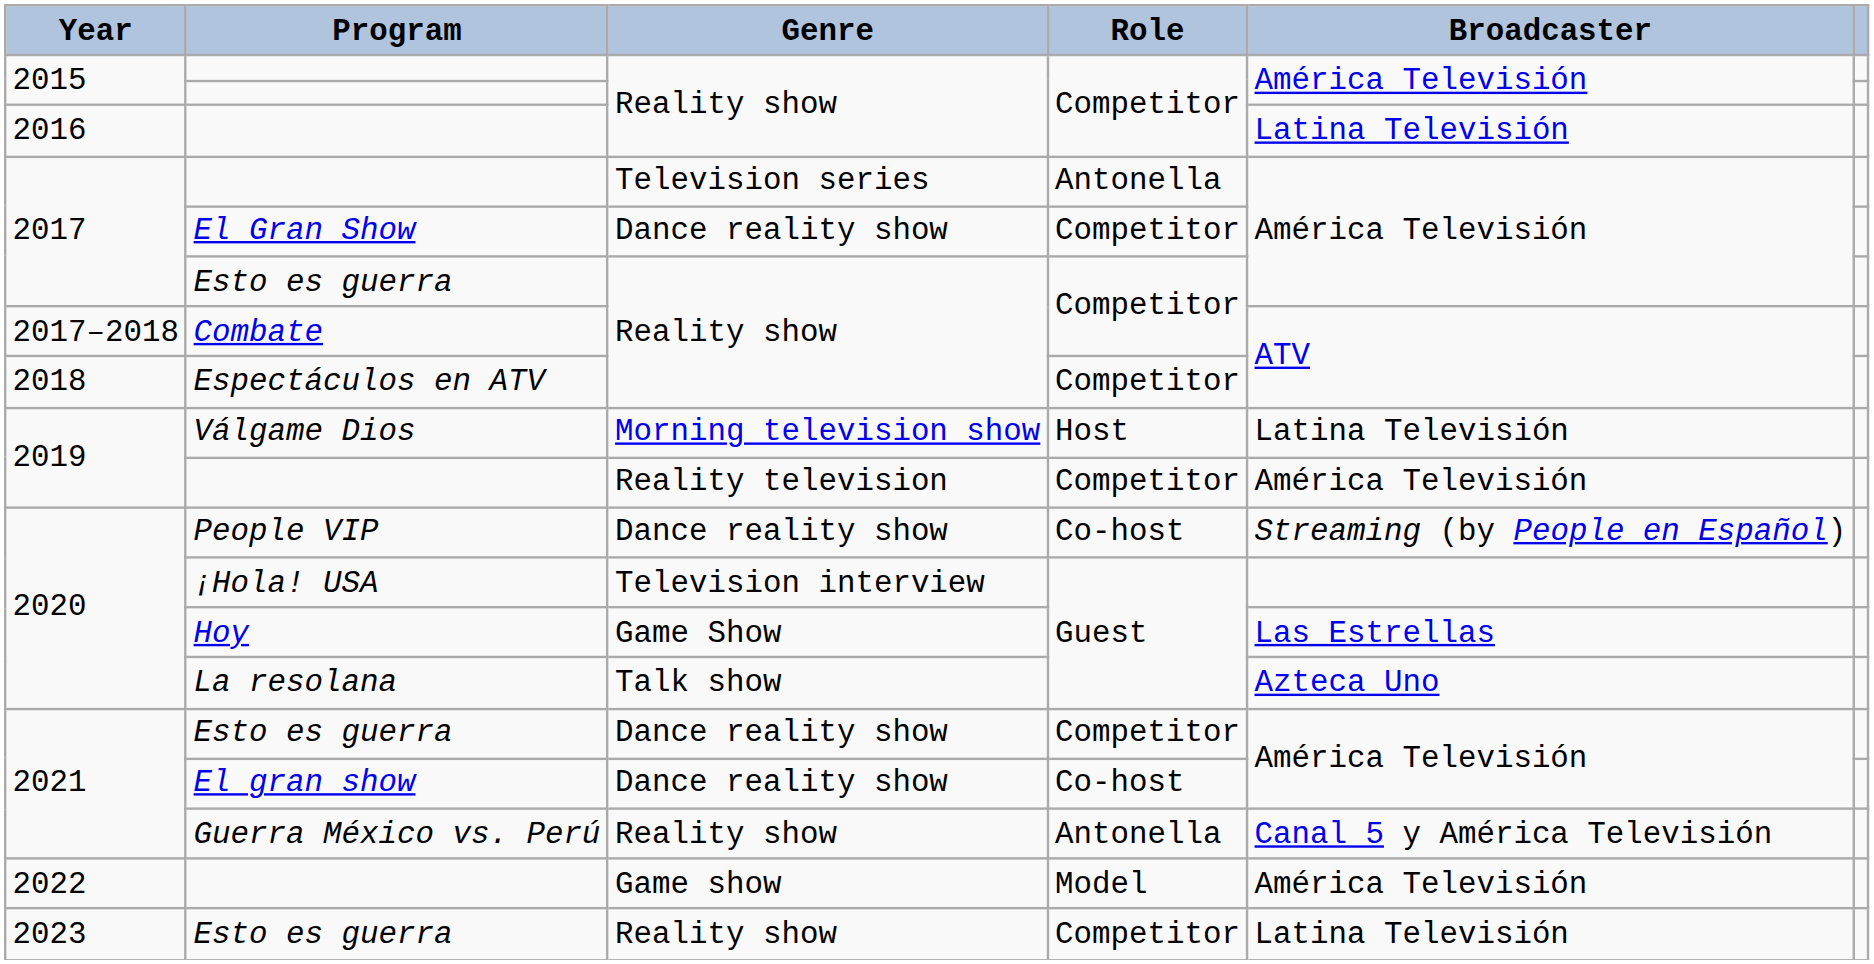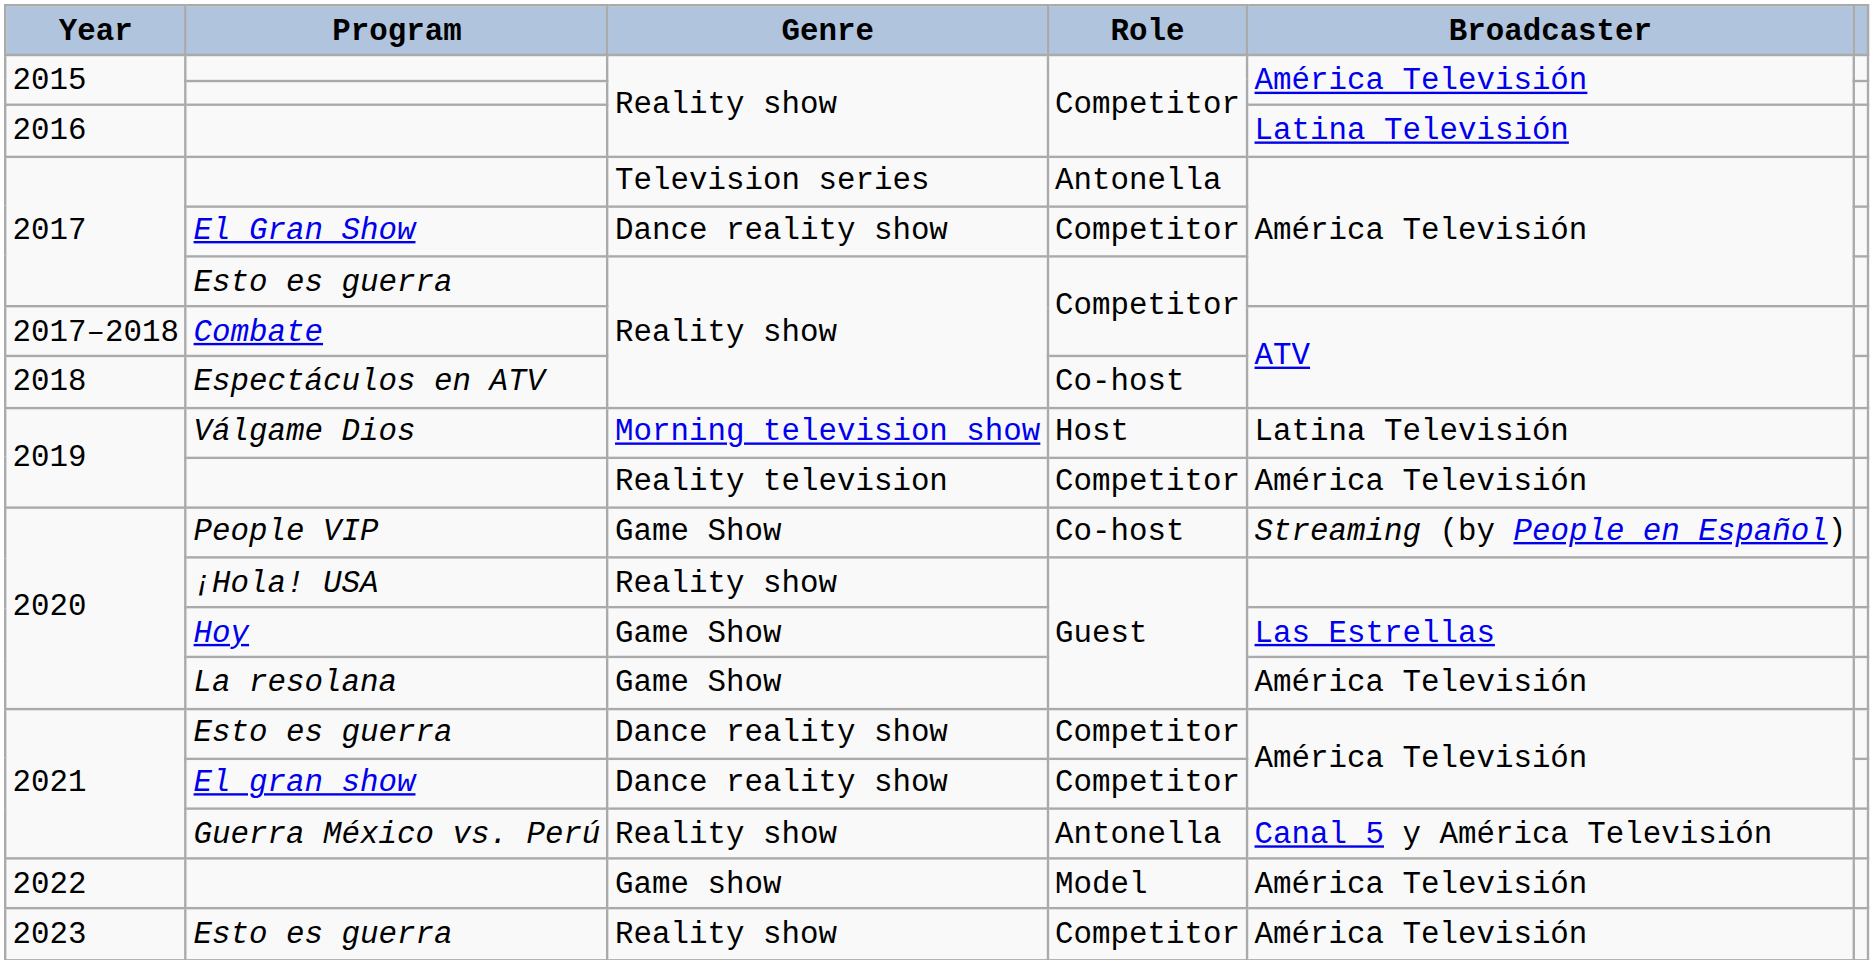(1147, 382) Competitor -> (1120, 382) Co-host
(781, 532) Dance reality show -> (698, 532) Game Show
(800, 583) Television interview -> (726, 583) Reality show
(698, 683) Talk show -> (698, 683) Game Show
(1347, 683) Azteca Uno -> (1421, 683) América Televisión
(1120, 784) Co-host -> (1147, 784) Competitor
(1412, 934) Latina Televisión -> (1421, 934) América Televisión
